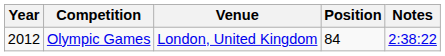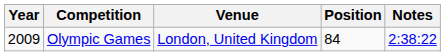(24, 39) 2012 -> (24, 39) 2009
